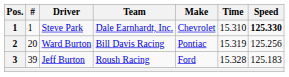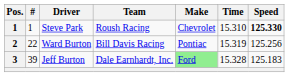(134, 28) Dale Earnhardt, Inc. -> (123, 28) Roush Racing
(33, 44) 20 -> (33, 44) 22
(123, 59) Roush Racing -> (134, 59) Dale Earnhardt, Inc.
(187, 59) no background -> (187, 59) lightgreen background
